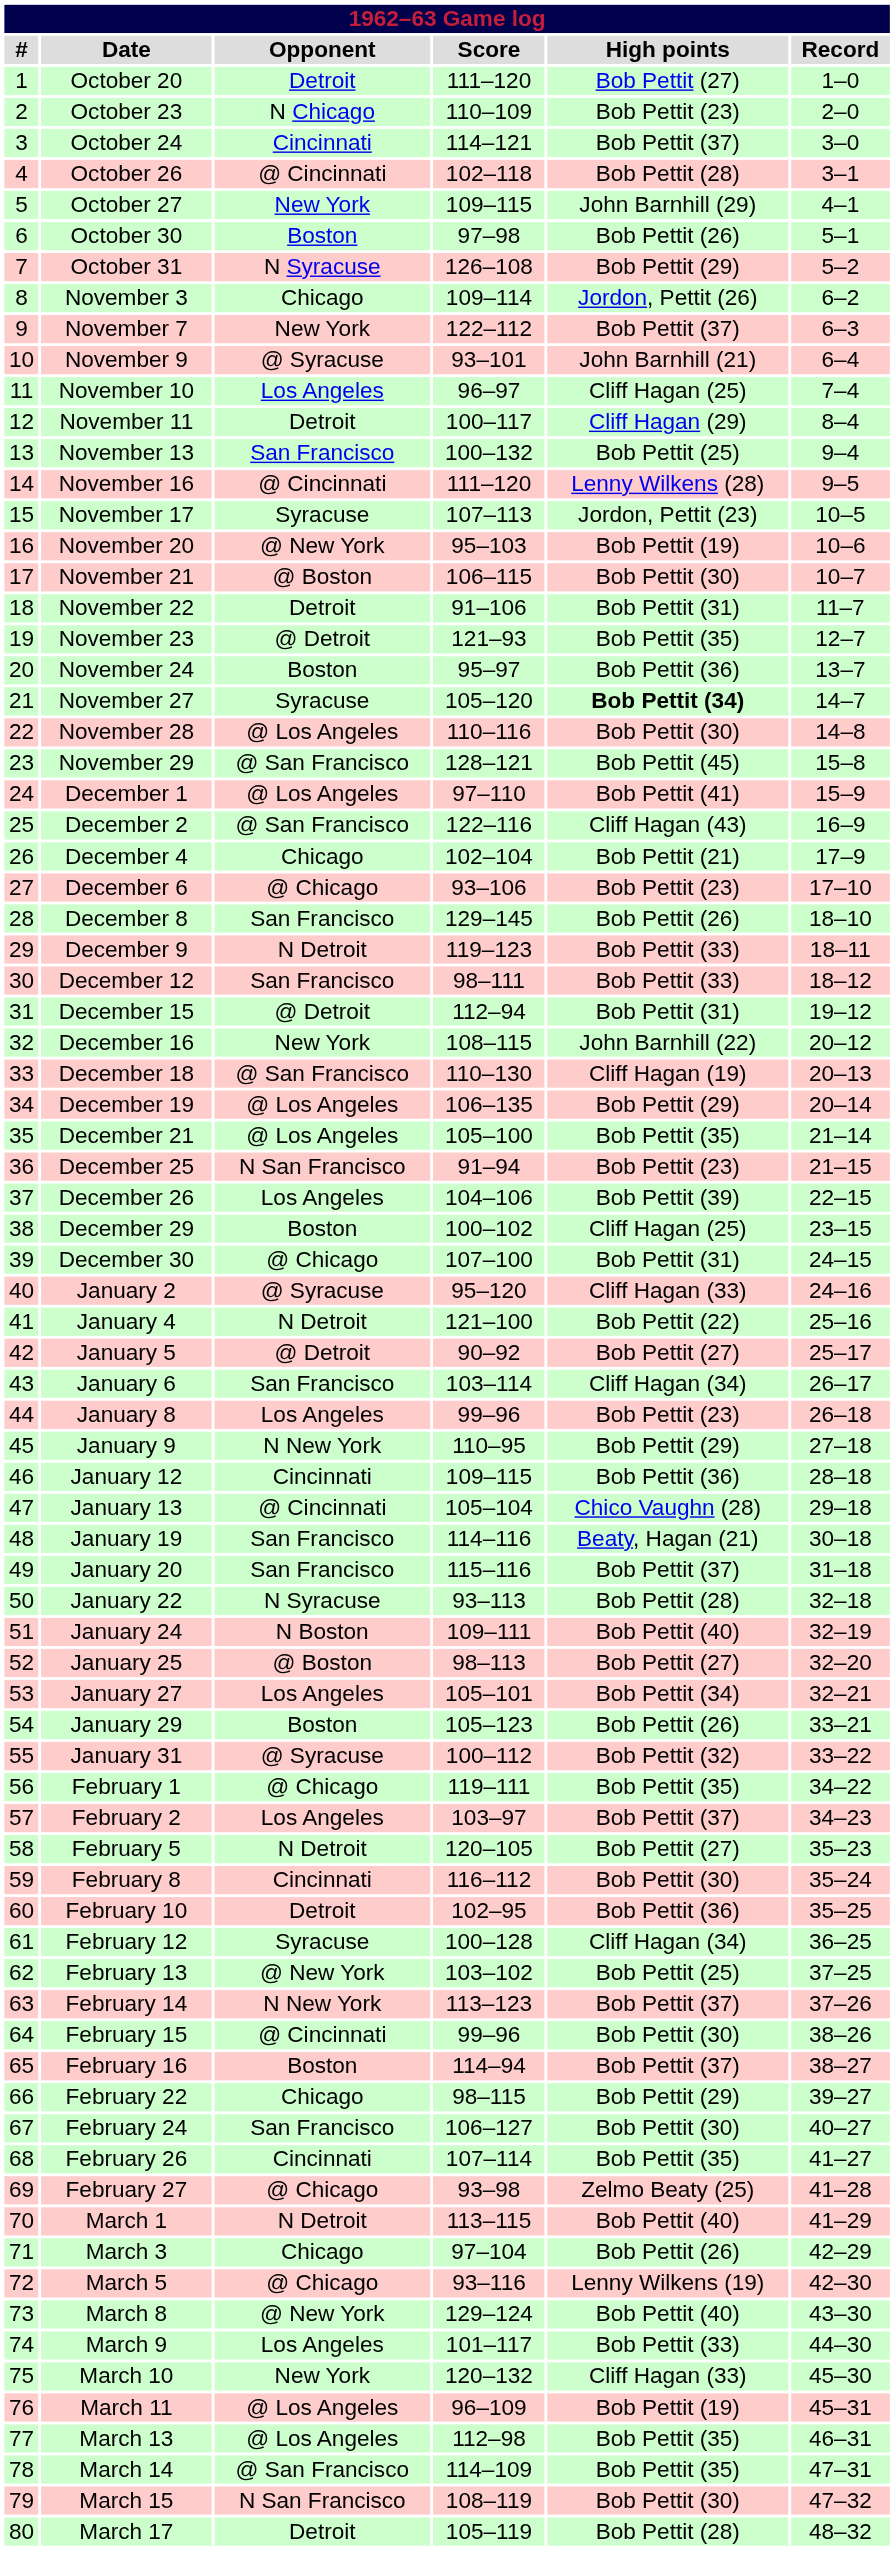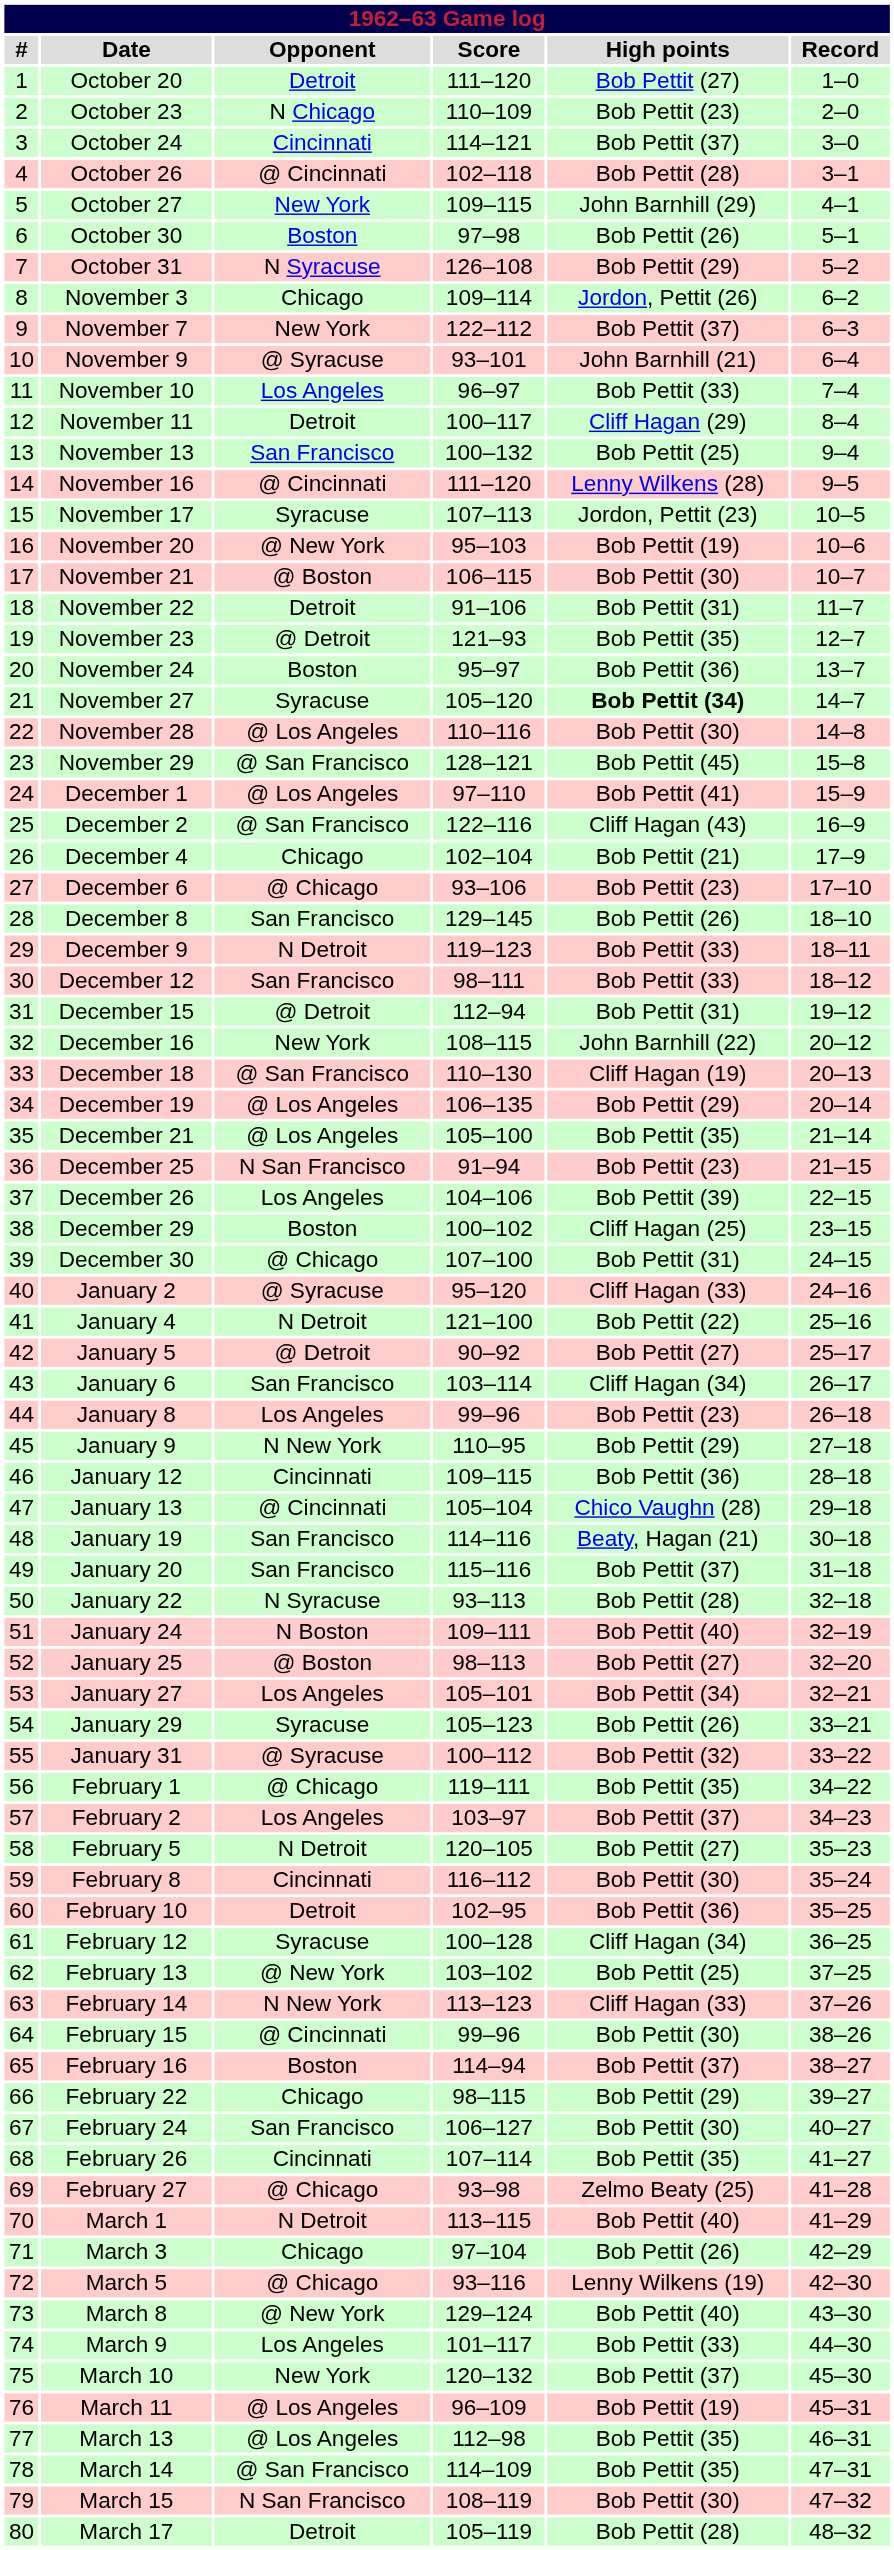(668, 390) Cliff Hagan (25) -> (668, 390) Bob Pettit (33)
(322, 1724) Boston -> (322, 1724) Syracuse
(668, 2003) Bob Pettit (37) -> (668, 2003) Cliff Hagan (33)
(668, 2376) Cliff Hagan (33) -> (668, 2376) Bob Pettit (37)
